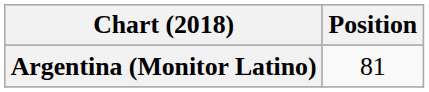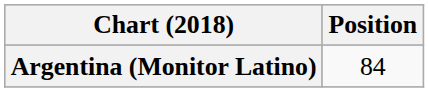(373, 65) 81 -> (373, 65) 84
